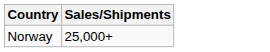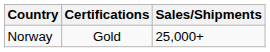+ column: (107, 15)
